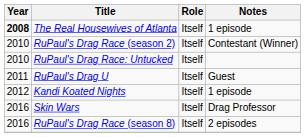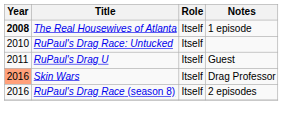- row: (104, 44)
- row: (80, 92)
(18, 108) no background -> (18, 76) lightsalmon background
